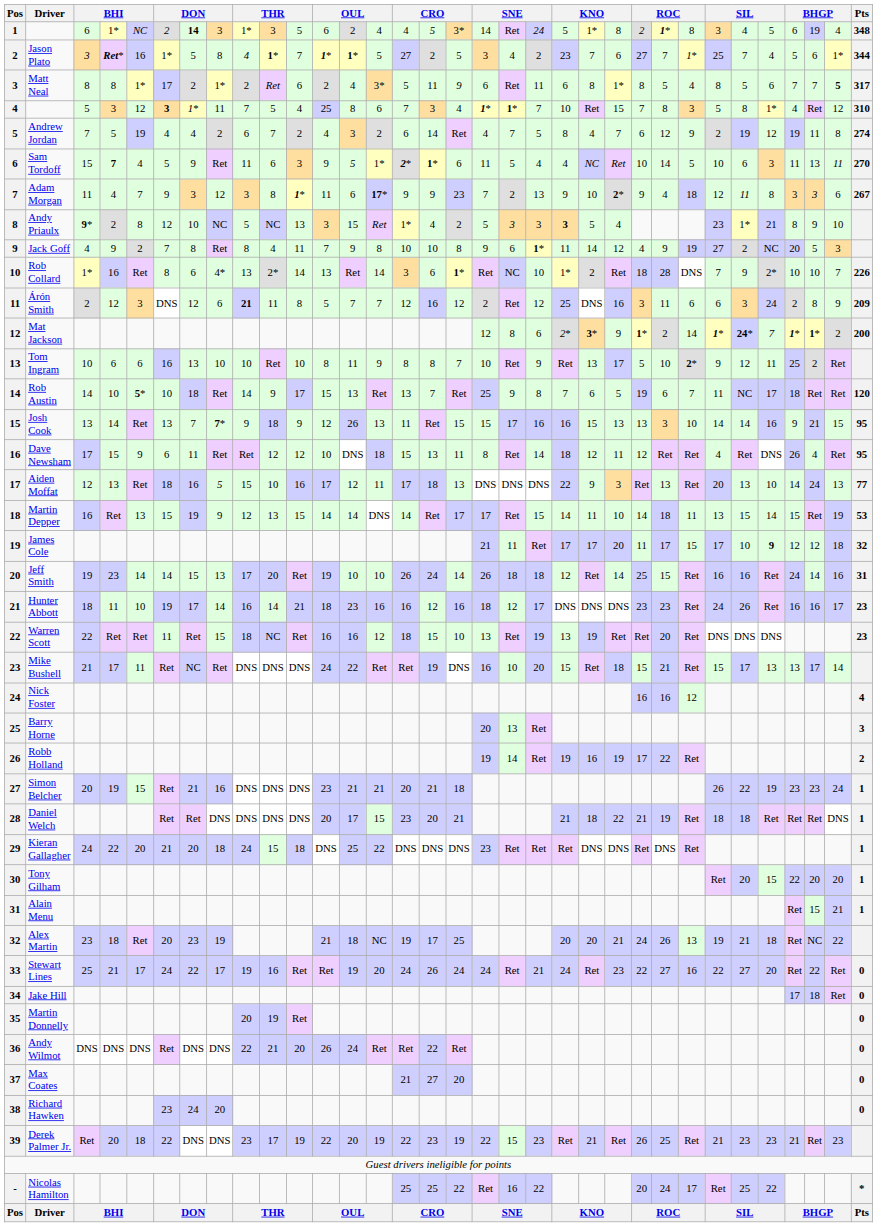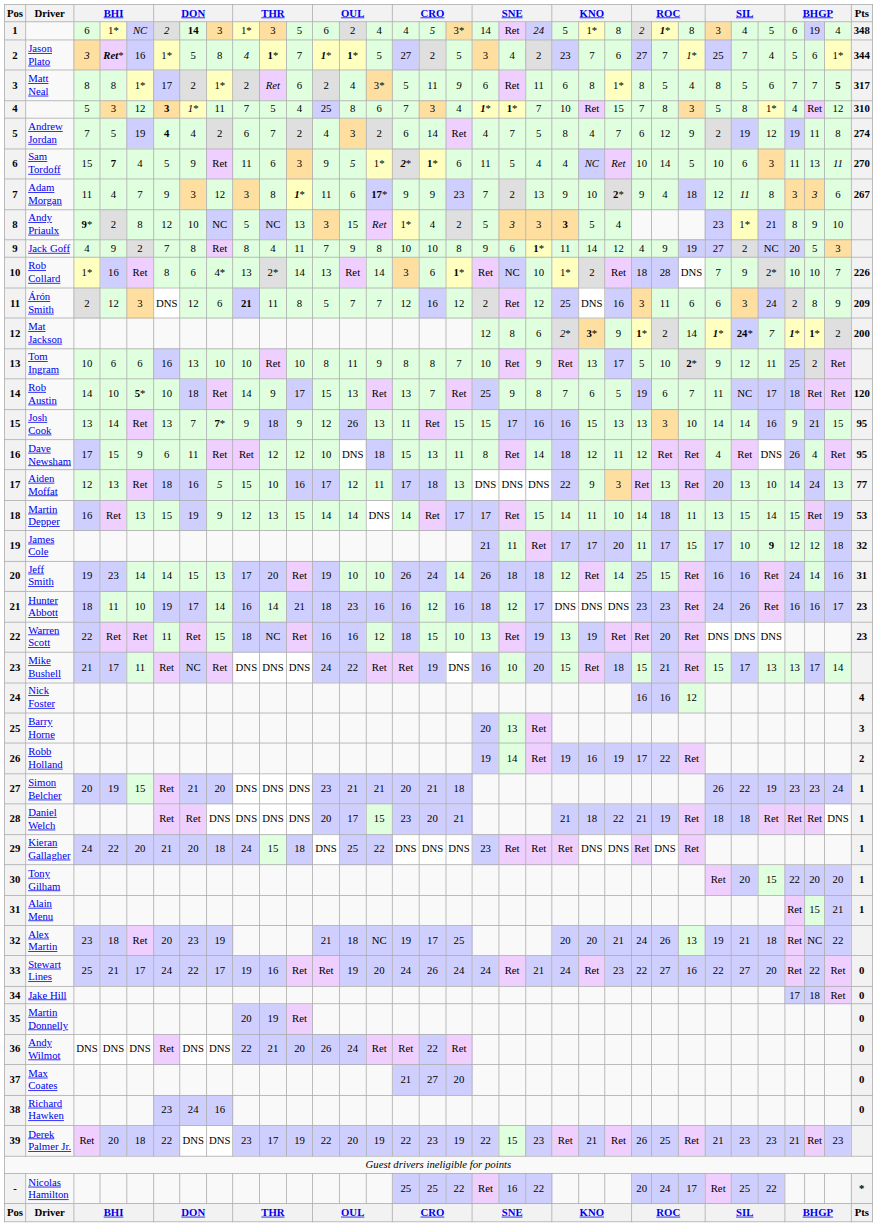(167, 133) normal -> (167, 133) bold
(220, 788) 16 -> (220, 788) 20
(220, 1109) 20 -> (220, 1109) 16
